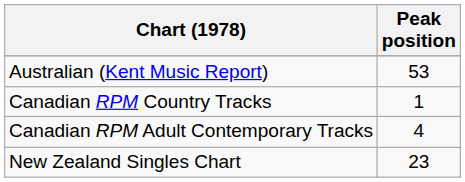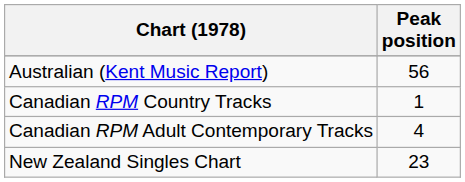(419, 71) 53 -> (419, 71) 56
